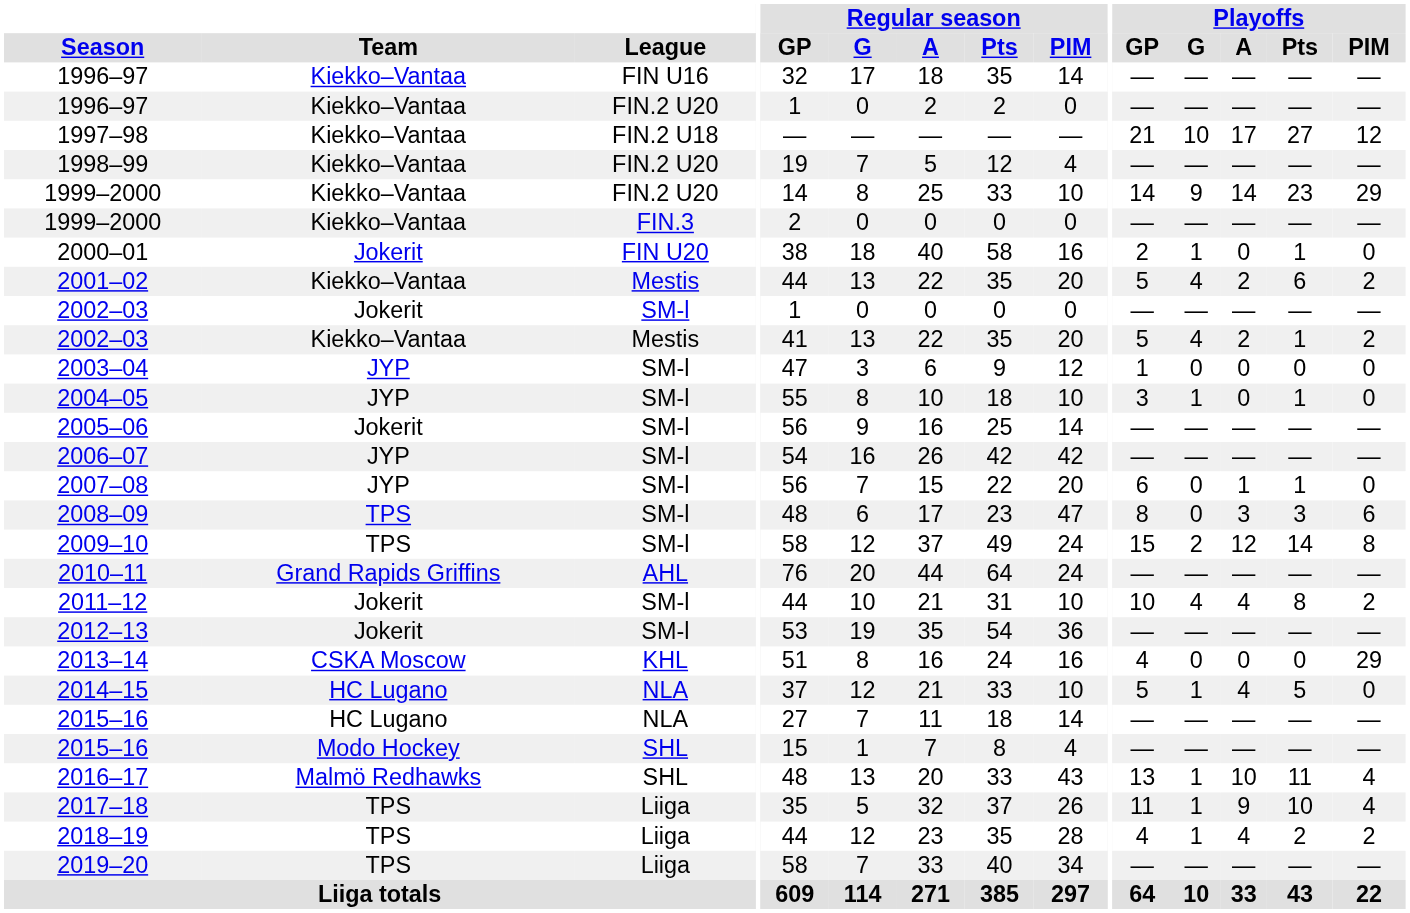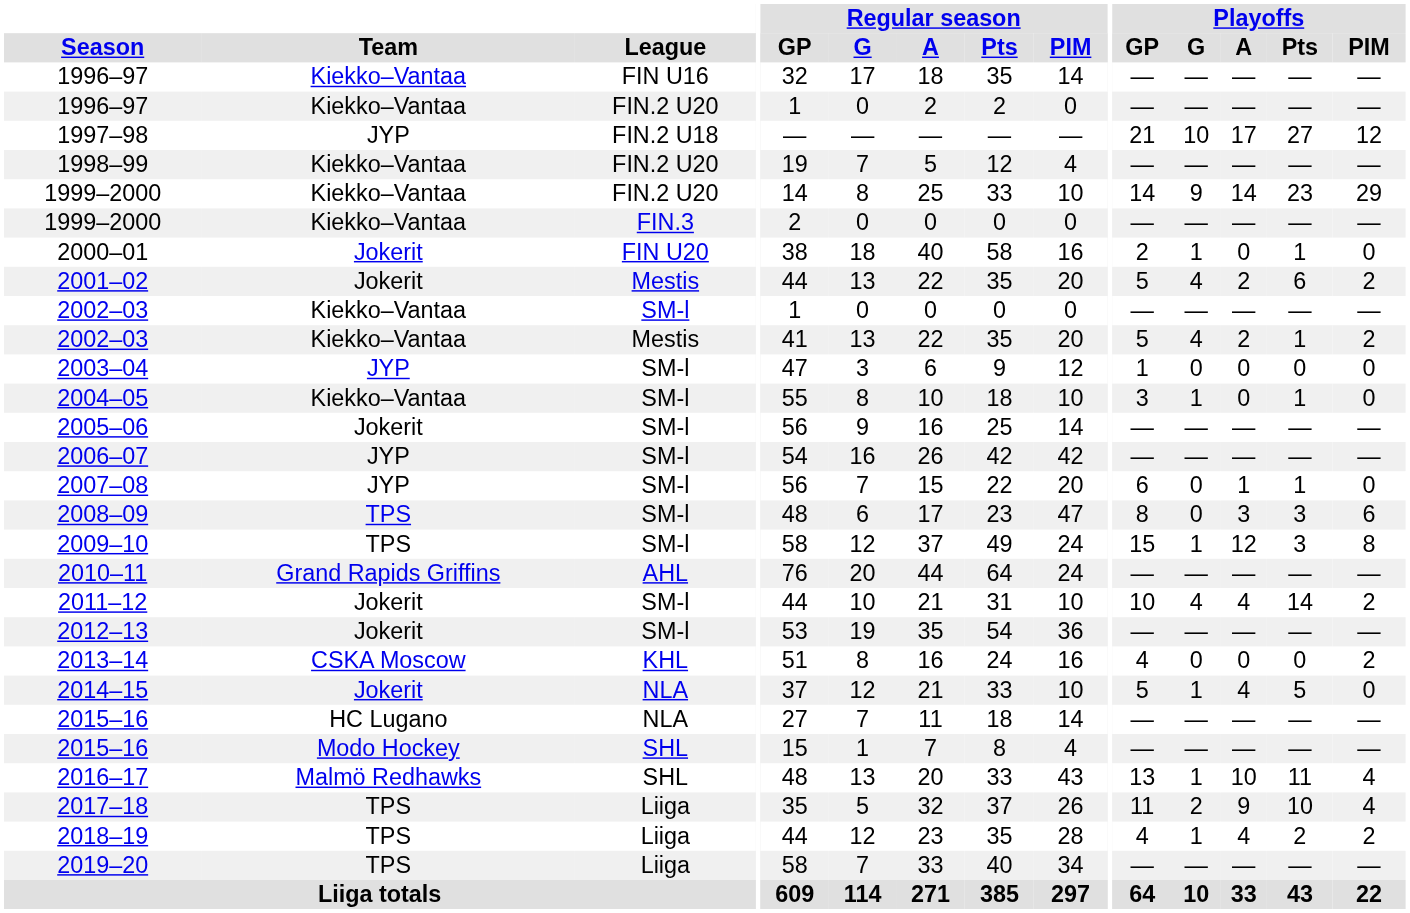(388, 135) Kiekko–Vantaa -> (388, 135) JYP
(388, 281) Kiekko–Vantaa -> (388, 281) Jokerit
(388, 310) Jokerit -> (388, 310) Kiekko–Vantaa
(388, 397) JYP -> (388, 397) Kiekko–Vantaa
(1196, 543) 2 -> (1196, 543) 1
(1300, 543) 14 -> (1300, 543) 3
(1300, 602) 8 -> (1300, 602) 14
(1369, 660) 29 -> (1369, 660) 2
(388, 689) HC Lugano -> (388, 689) Jokerit
(1196, 806) 1 -> (1196, 806) 2
